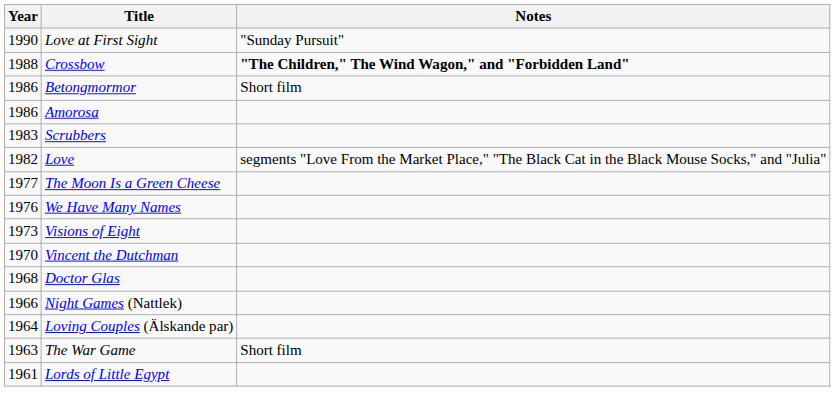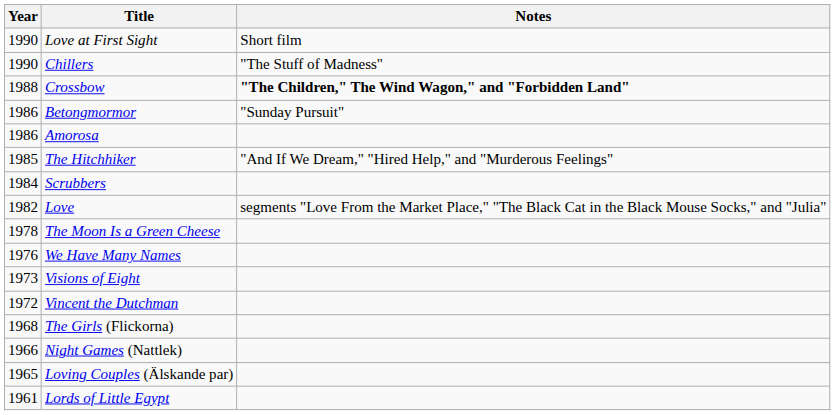(292, 40) "Sunday Pursuit" -> (271, 40) Short film
+ row: (69, 64)
(271, 87) Short film -> (292, 111) "Sunday Pursuit"
+ row: (90, 159)
(23, 135) 1983 -> (23, 183) 1984
(23, 183) 1977 -> (23, 231) 1978
(23, 254) 1970 -> (23, 302) 1972
+ row: (109, 326)
- row: (82, 278)
(23, 326) 1964 -> (23, 374) 1965
- row: (90, 350)
